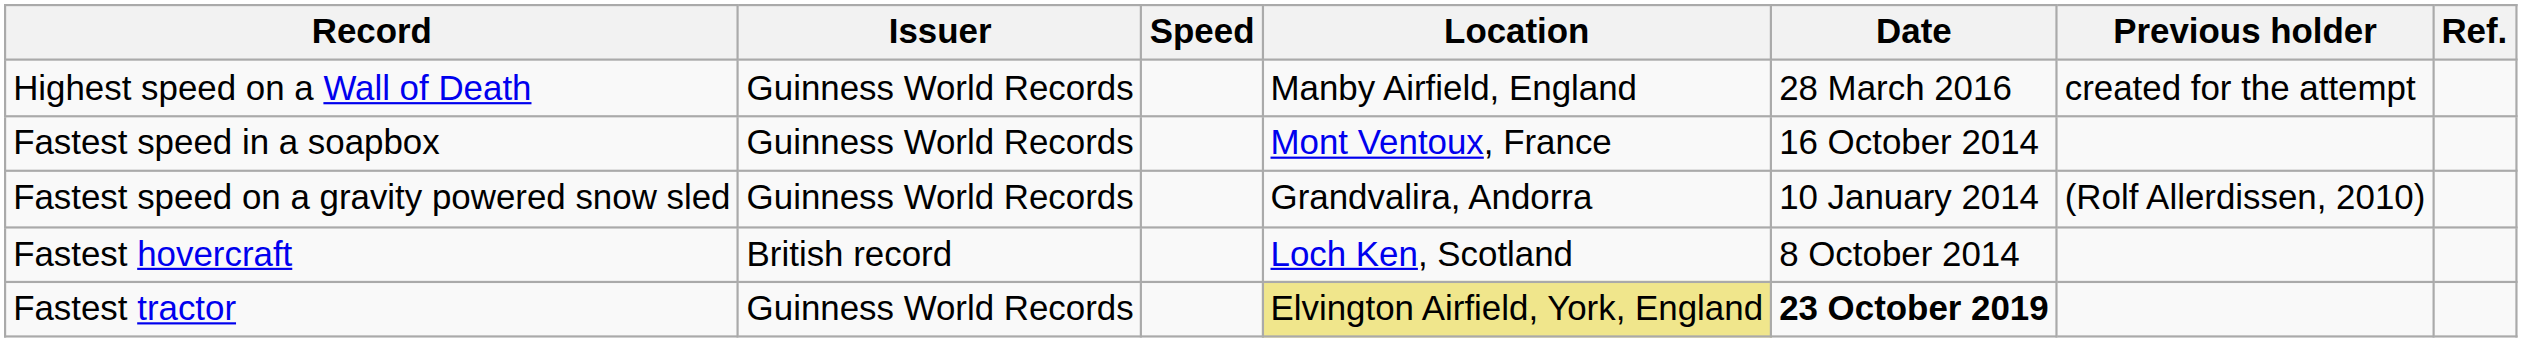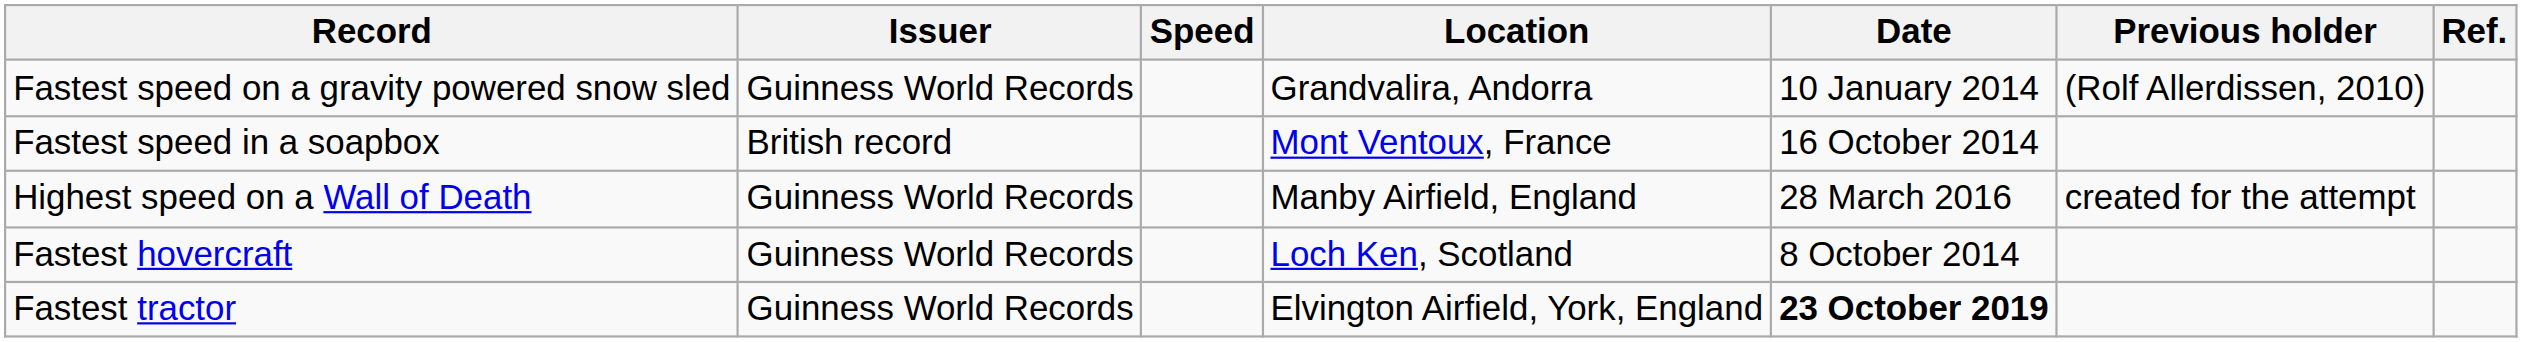rows swapped: (372, 198) <-> (272, 87)
(940, 142) Guinness World Records -> (849, 142) British record
(849, 253) British record -> (940, 253) Guinness World Records
(1517, 308) khaki background -> (1517, 308) no background
